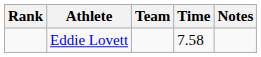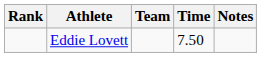(191, 40) 7.58 -> (191, 40) 7.50
